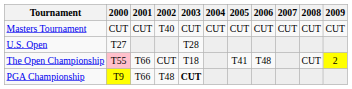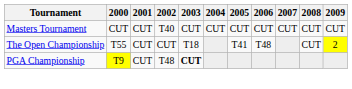- row: (27, 44)
(119, 60) pink background -> (119, 44) no background
(143, 60) T66 -> (143, 44) CUT
(143, 76) T66 -> (143, 60) CUT
